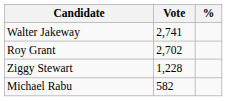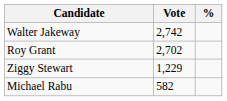(169, 31) 2,741 -> (169, 31) 2,742
(169, 68) 1,228 -> (169, 68) 1,229
